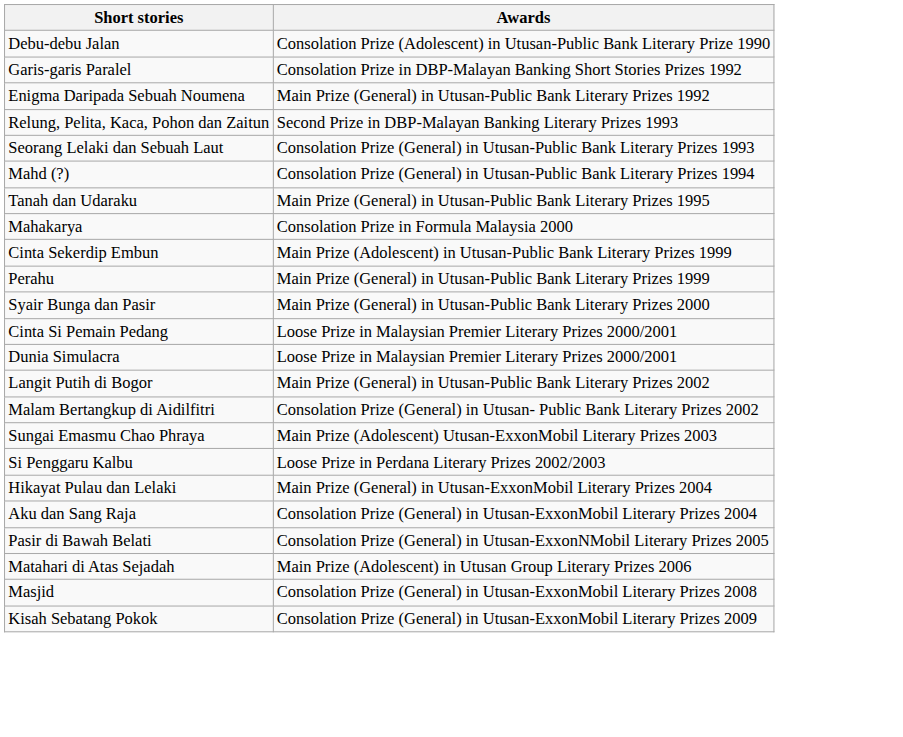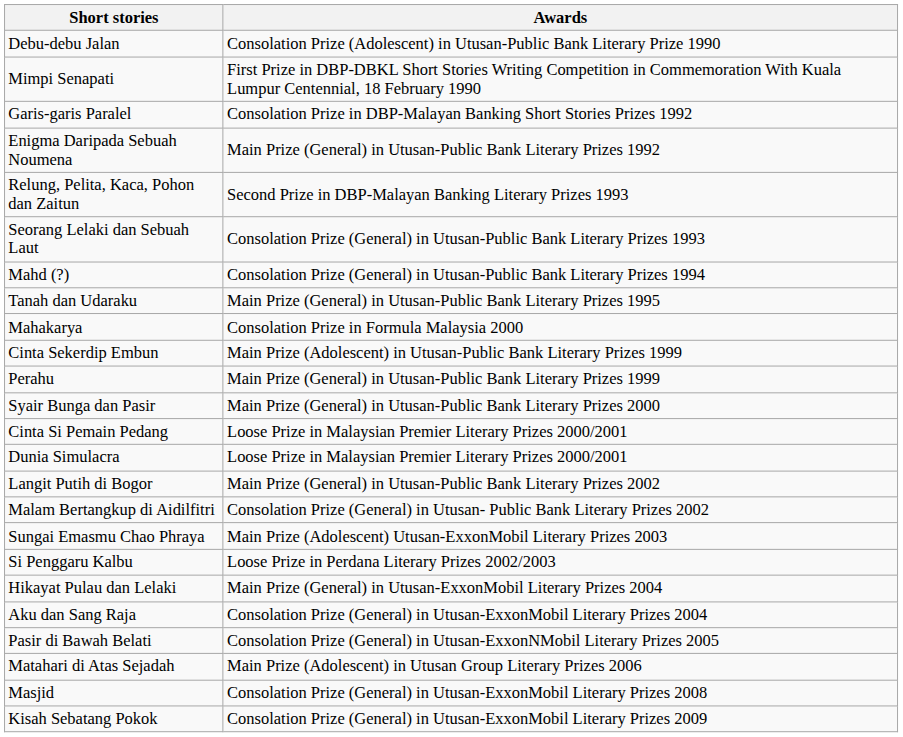+ row: (61, 79)
